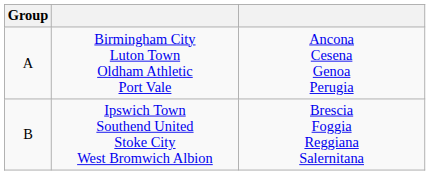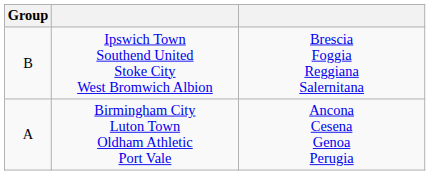rows swapped: (145, 63) <-> (145, 134)
